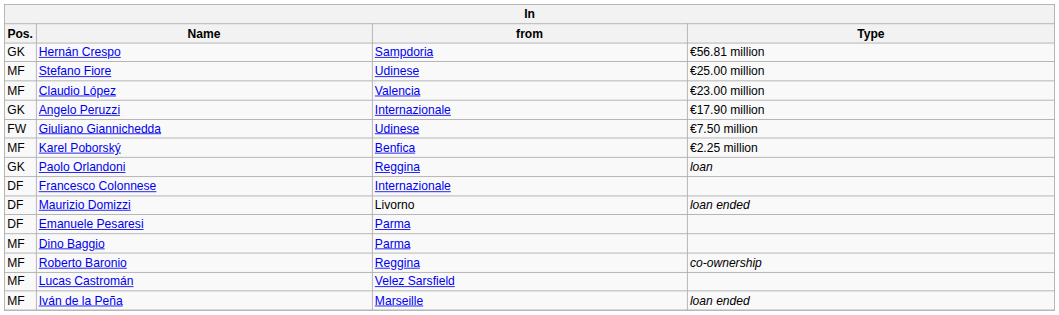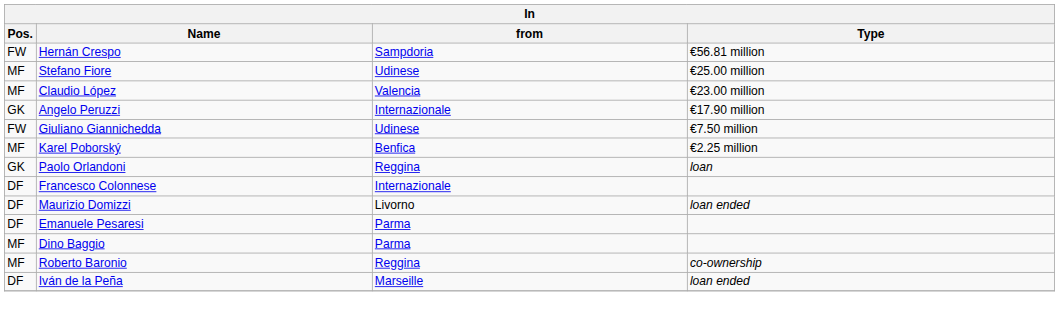(16, 53) GK -> (17, 53) FW
- row: (86, 282)
(16, 301) MF -> (15, 282) DF
